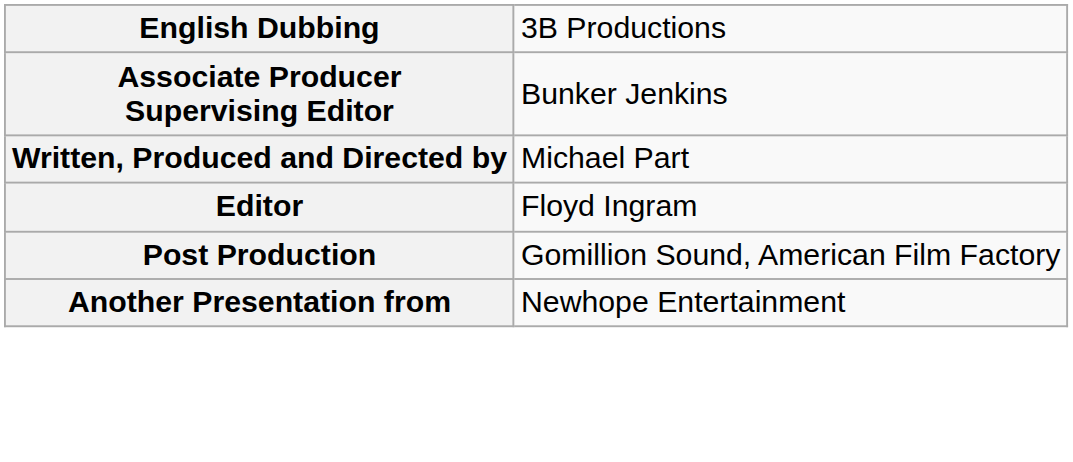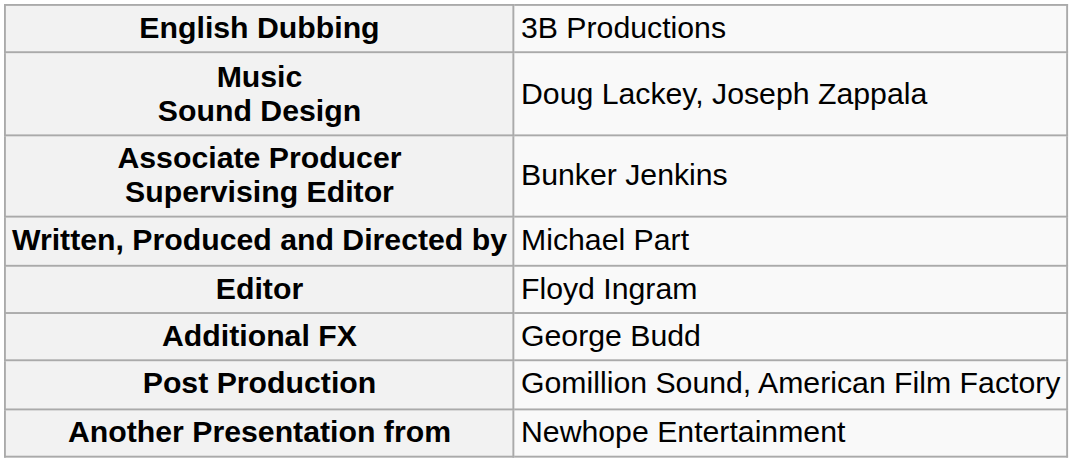+ row: (259, 93)
+ row: (259, 336)
